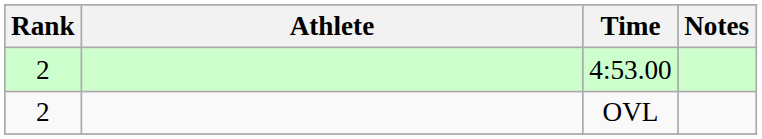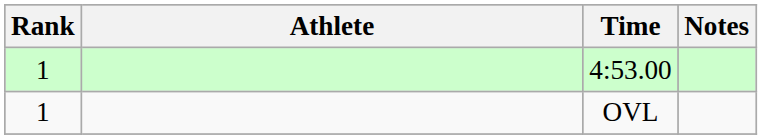(43, 69) 2 -> (43, 69) 1
(43, 112) 2 -> (43, 112) 1
